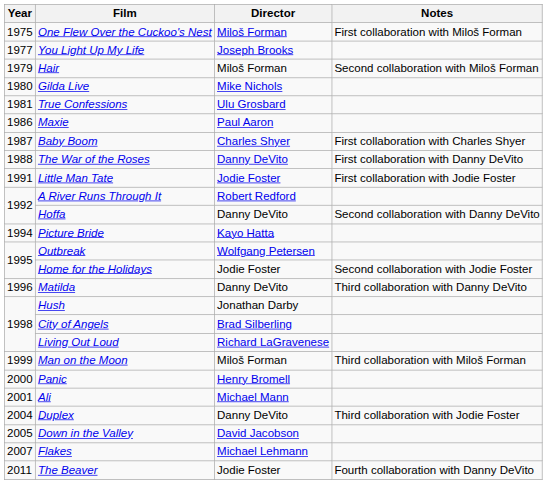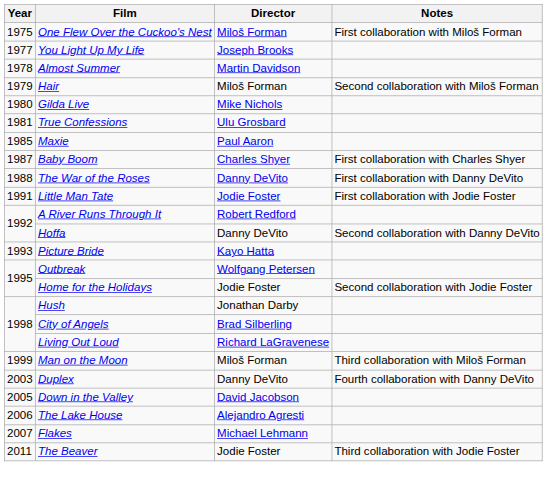+ row: (79, 68)
(20, 123) 1986 -> (20, 141) 1985
(20, 232) 1994 -> (20, 251) 1993
- row: (57, 287)
- row: (52, 379)
- row: (44, 397)
(20, 415) 2004 -> (20, 379) 2003
(427, 415) Third collaboration with Jodie Foster -> (434, 379) Fourth collaboration with Danny DeVito
+ row: (80, 415)
(434, 470) Fourth collaboration with Danny DeVito -> (427, 452) Third collaboration with Jodie Foster
